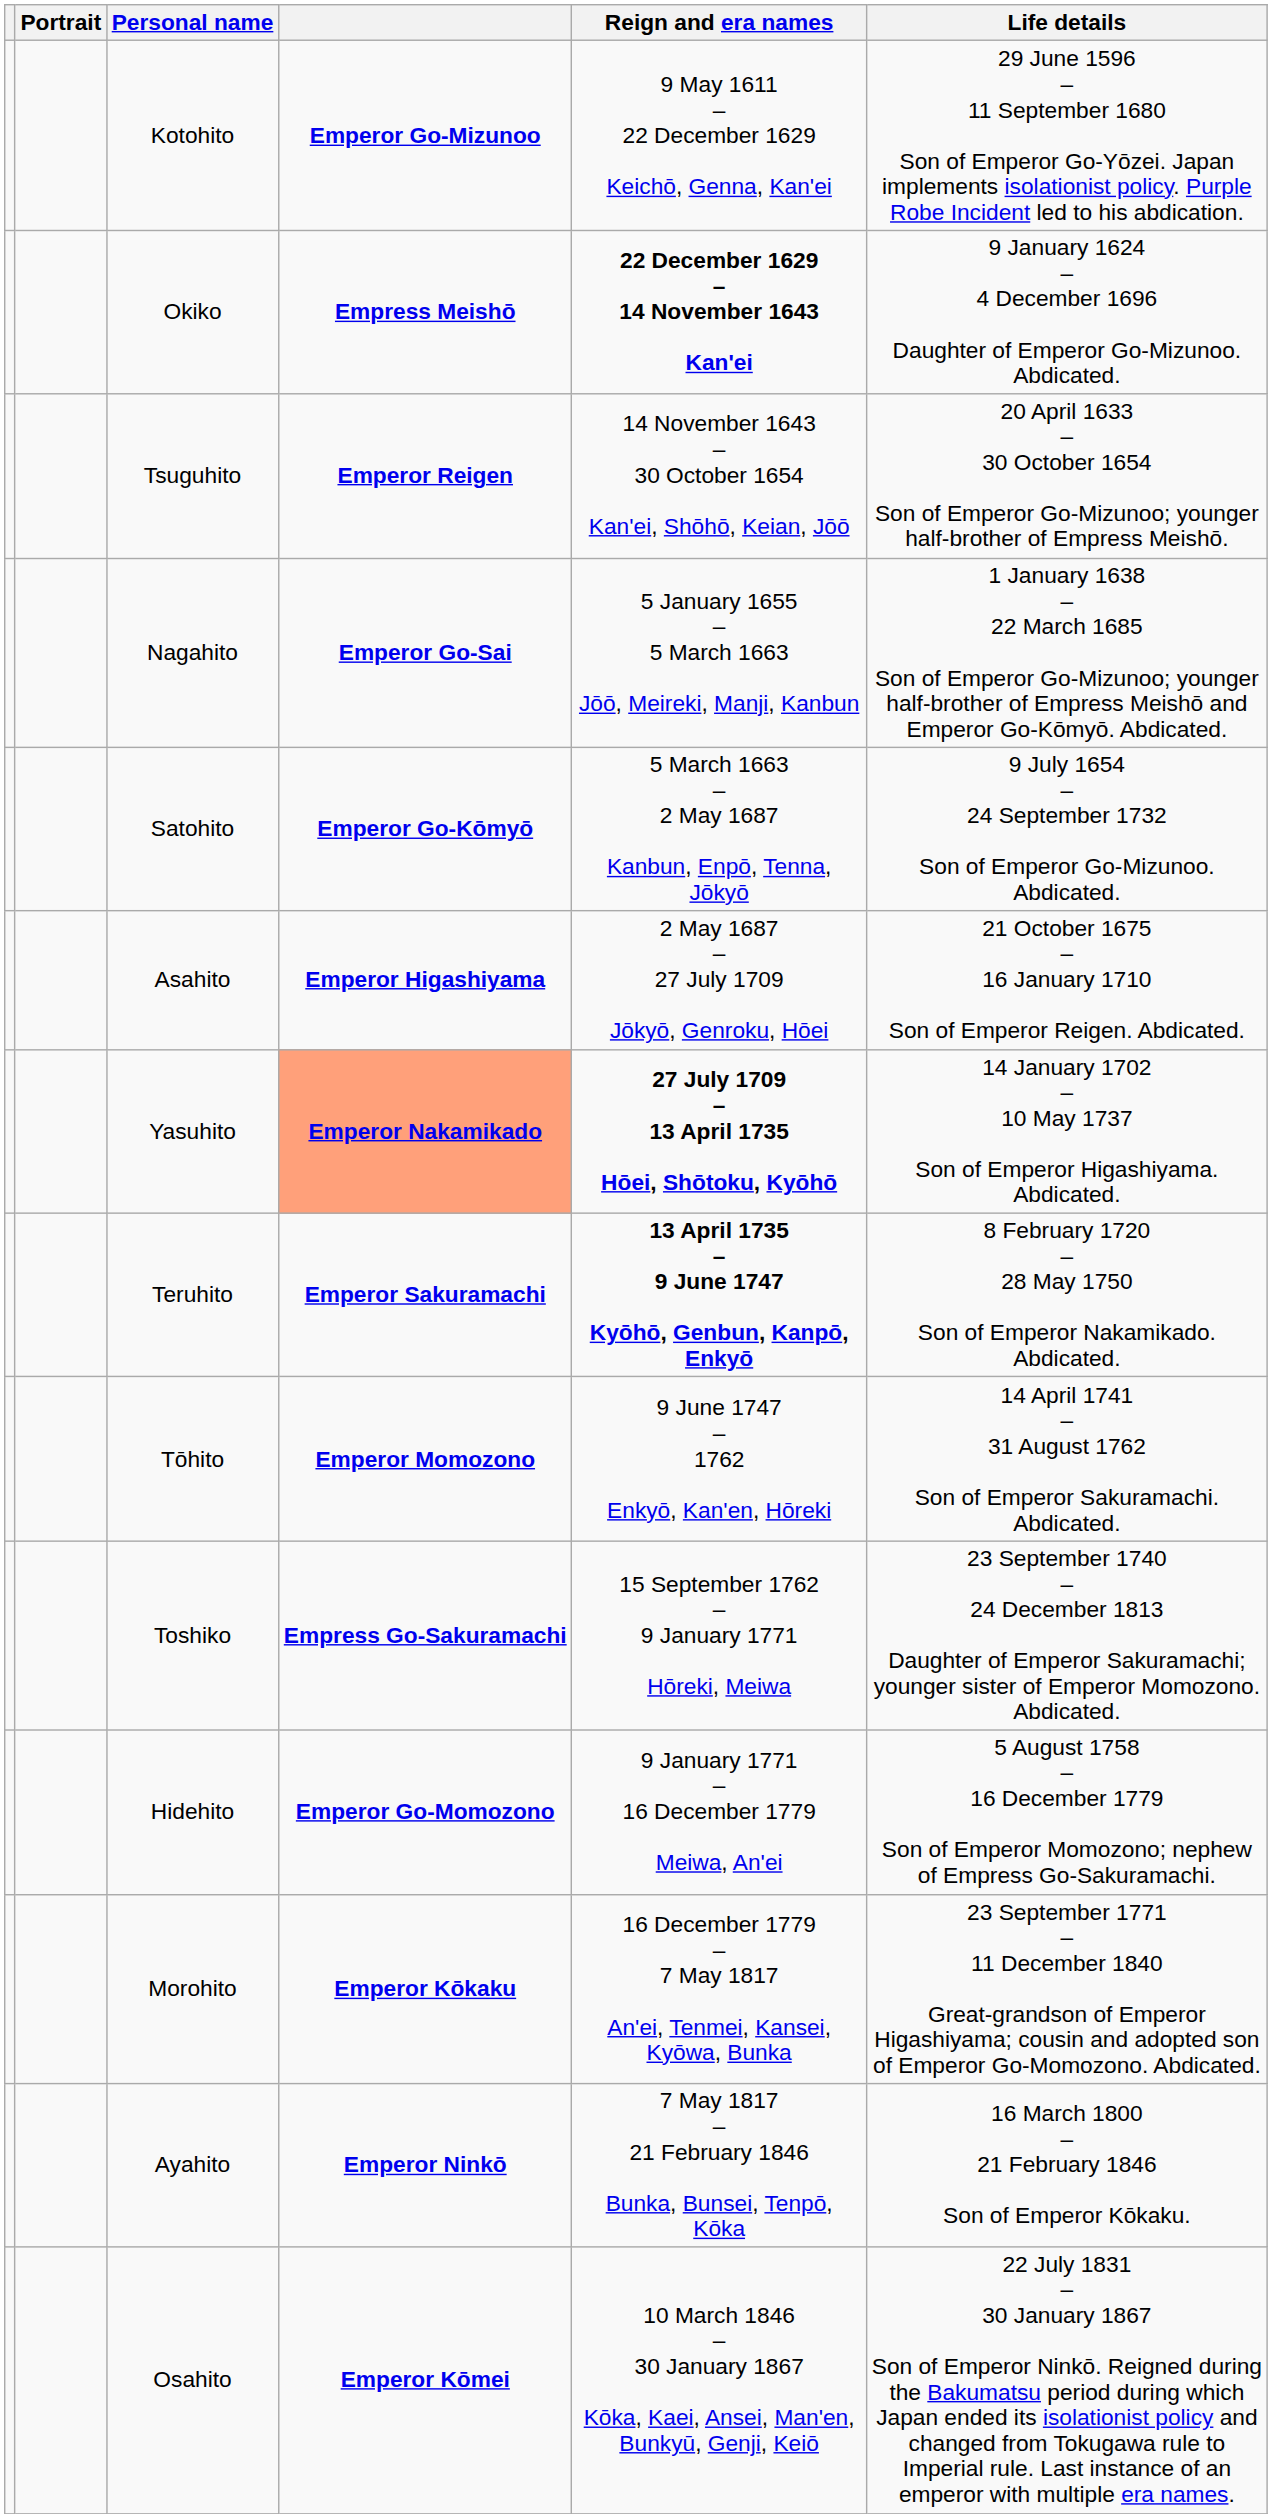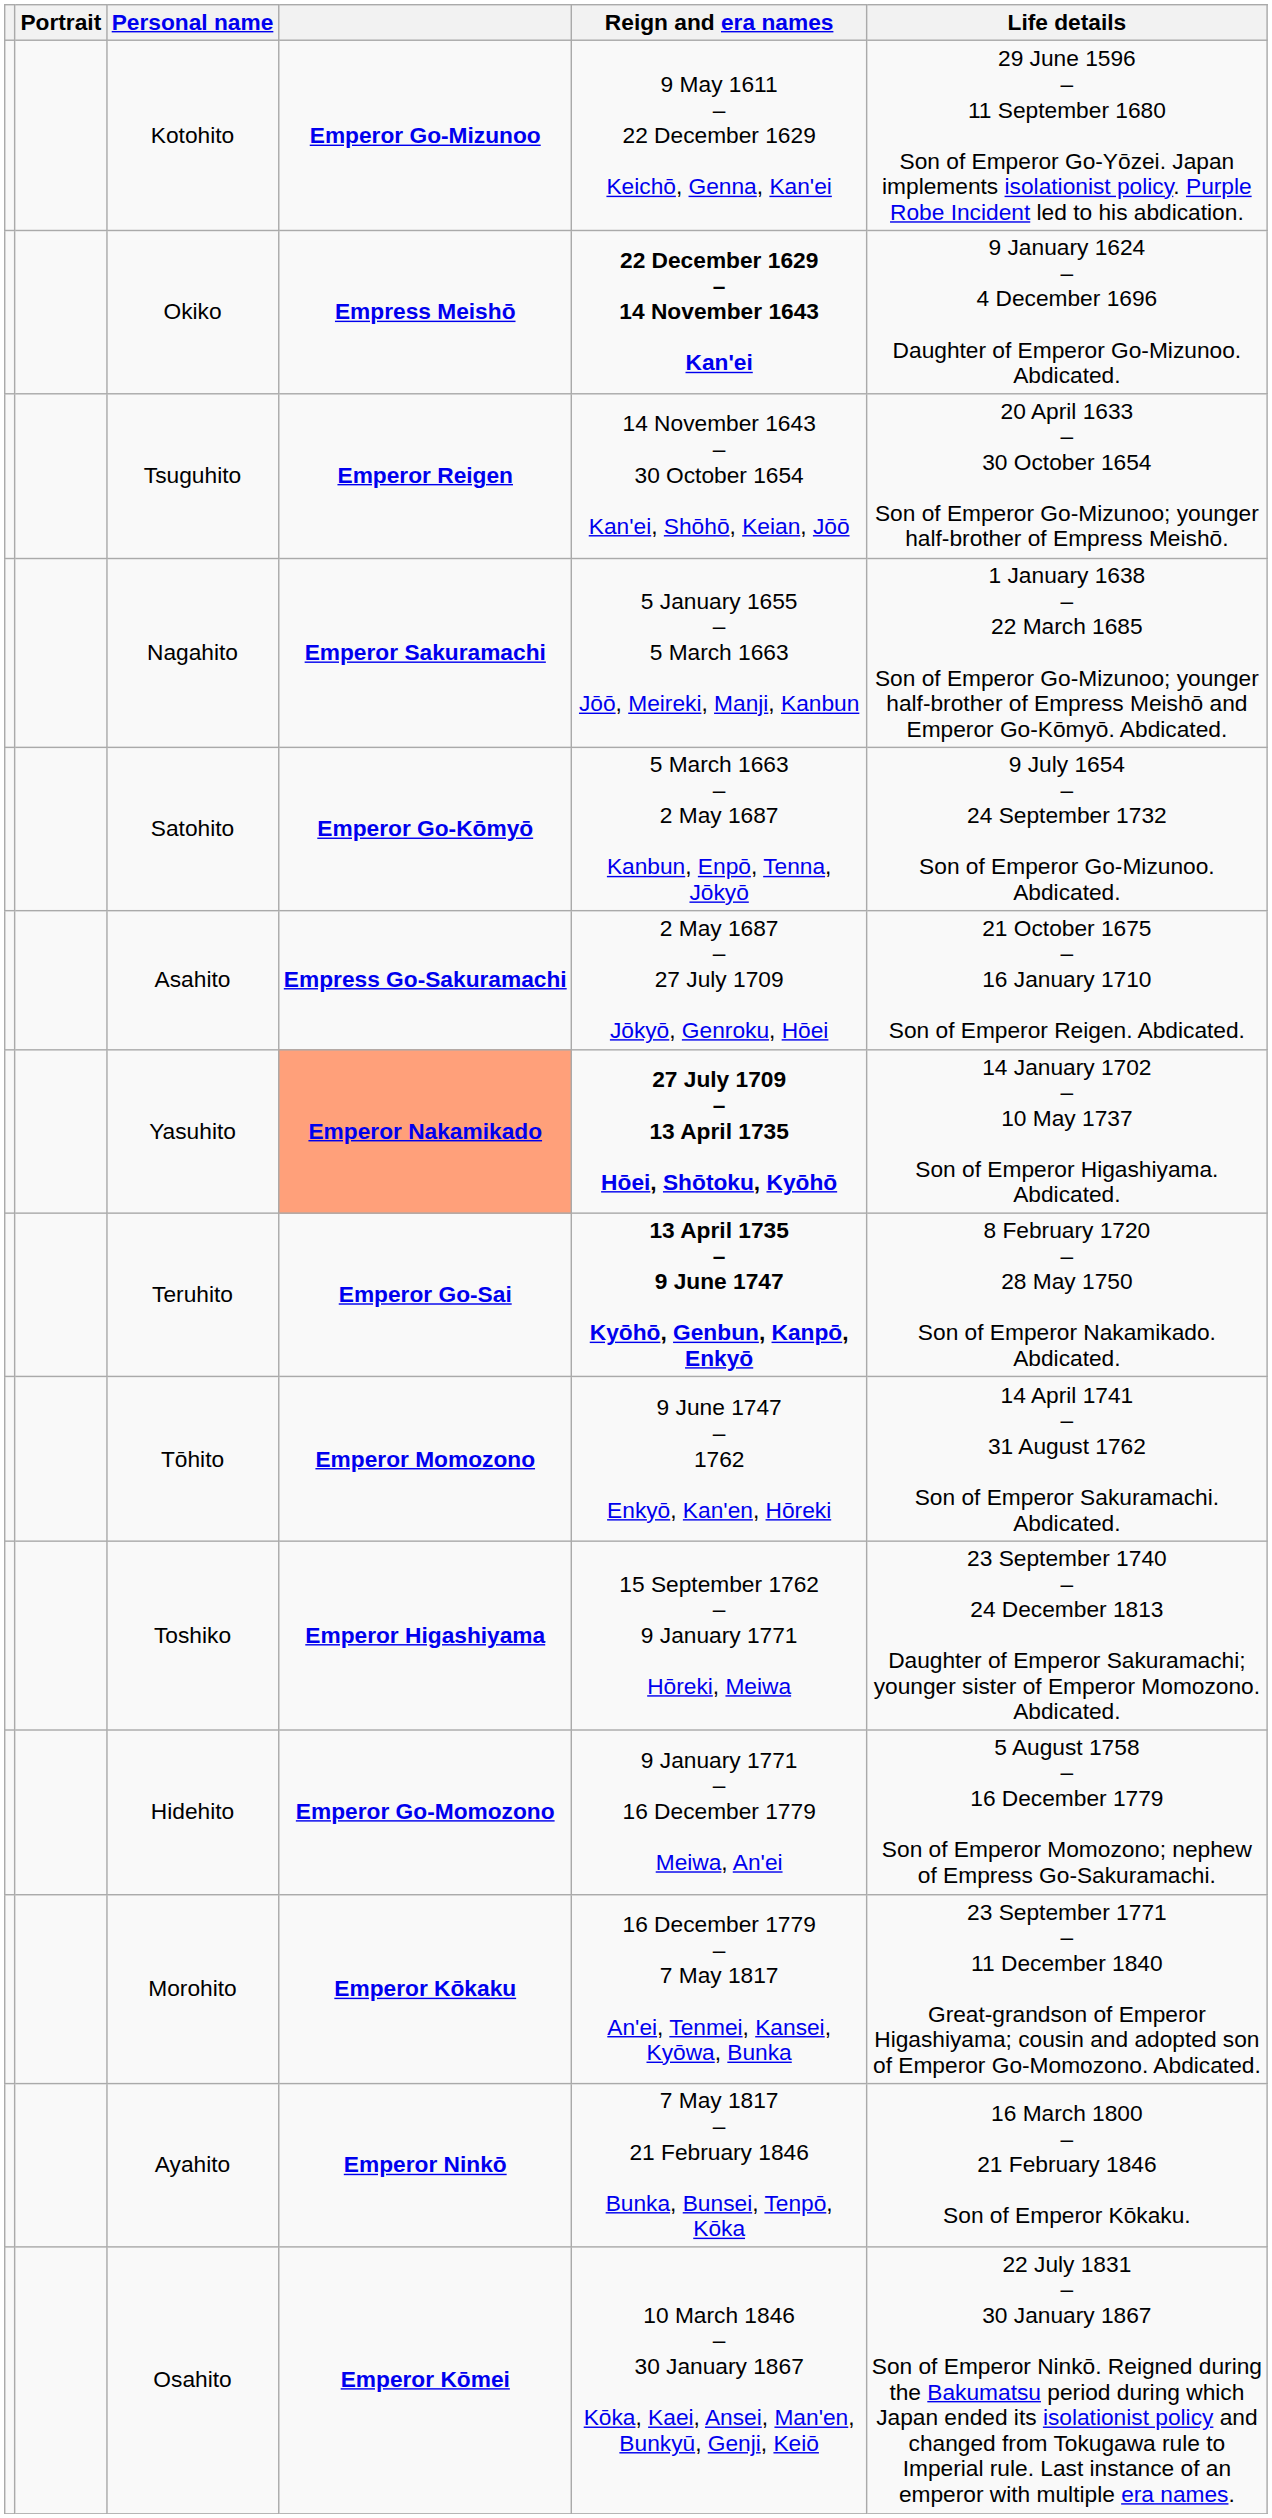(425, 652) Emperor Go-Sai -> (425, 652) Emperor Sakuramachi
(425, 979) Emperor Higashiyama -> (425, 979) Empress Go-Sakuramachi
(425, 1294) Emperor Sakuramachi -> (425, 1294) Emperor Go-Sai
(425, 1635) Empress Go-Sakuramachi -> (425, 1635) Emperor Higashiyama
